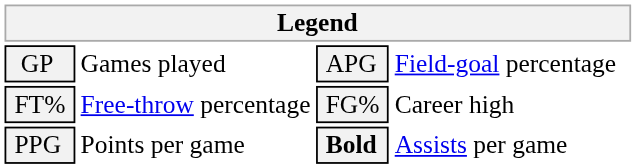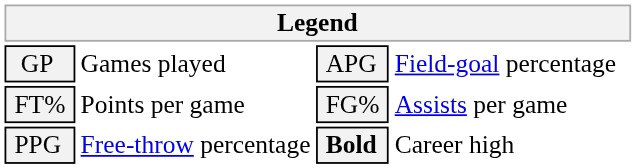(196, 104) Free-throw percentage -> (163, 104) Points per game
(454, 104) Career high -> (481, 104) Assists per game
(163, 144) Points per game -> (196, 144) Free-throw percentage
(481, 144) Assists per game -> (454, 144) Career high
